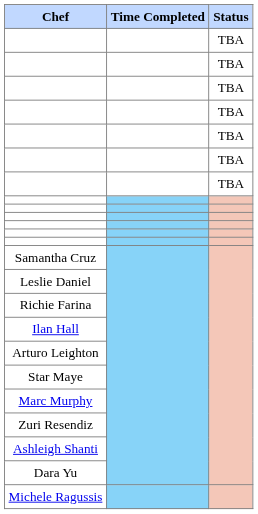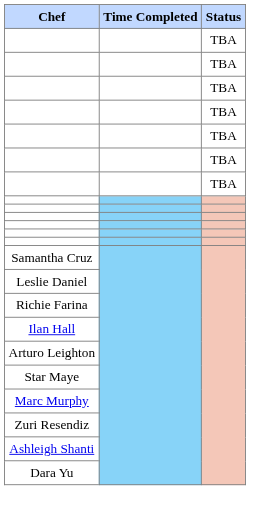- row: (55, 496)
